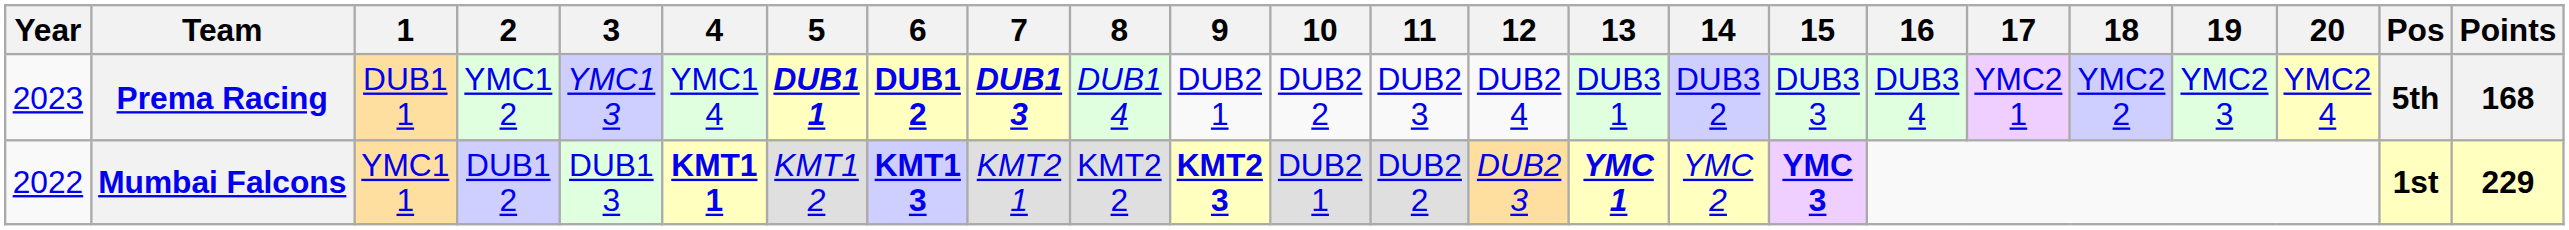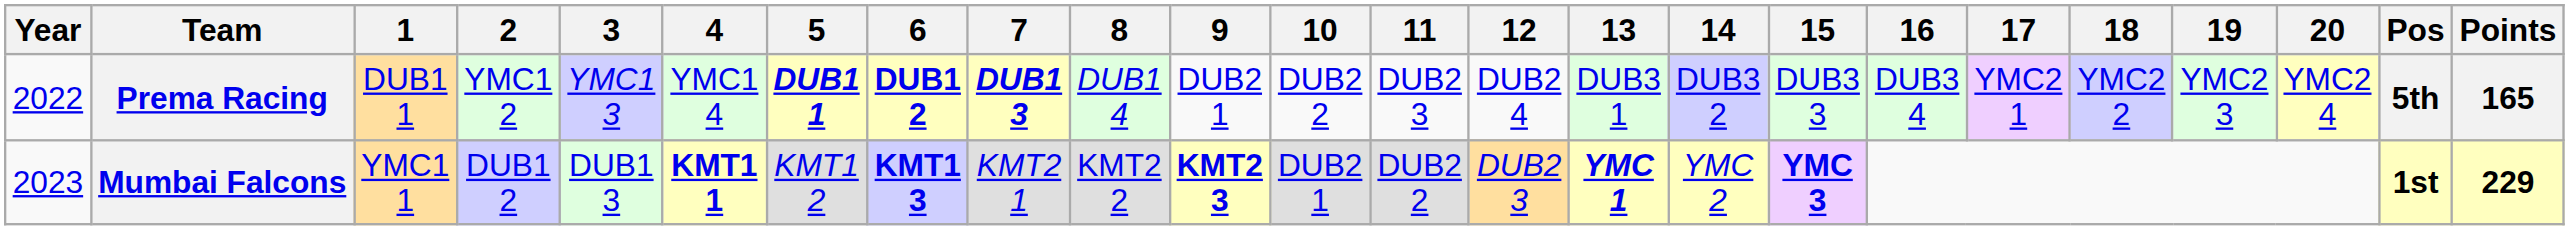(48, 97) 2023 -> (48, 97) 2022
(2508, 97) 168 -> (2508, 97) 165
(48, 182) 2022 -> (48, 182) 2023
